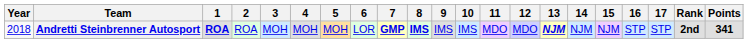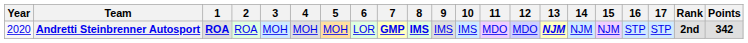(19, 29) 2018 -> (19, 29) 2020
(724, 29) 341 -> (724, 29) 342
